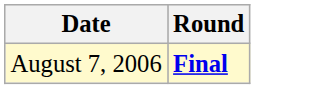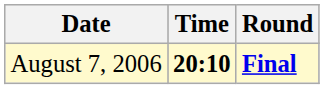+ column: (202, 24)
